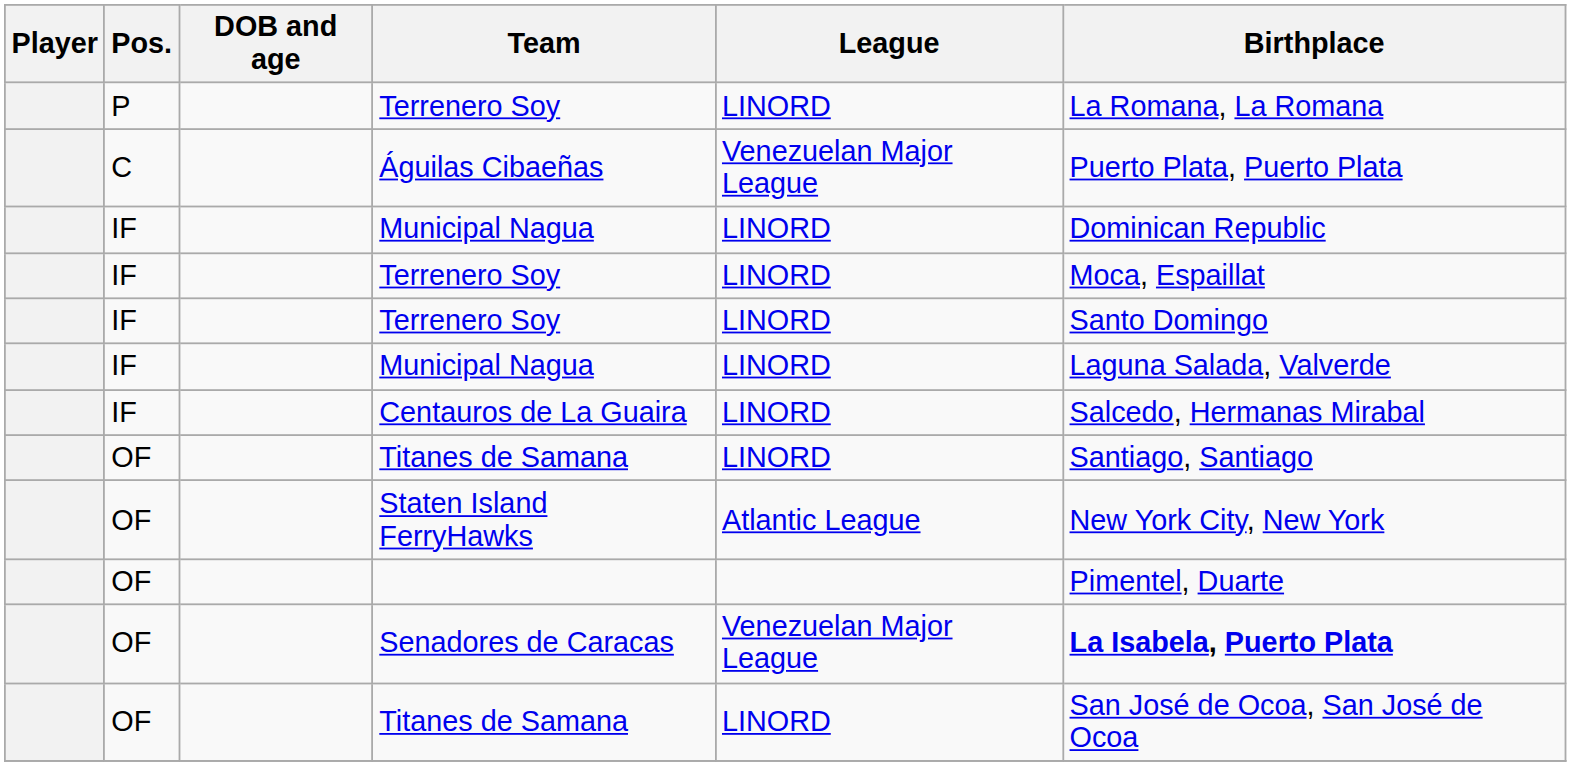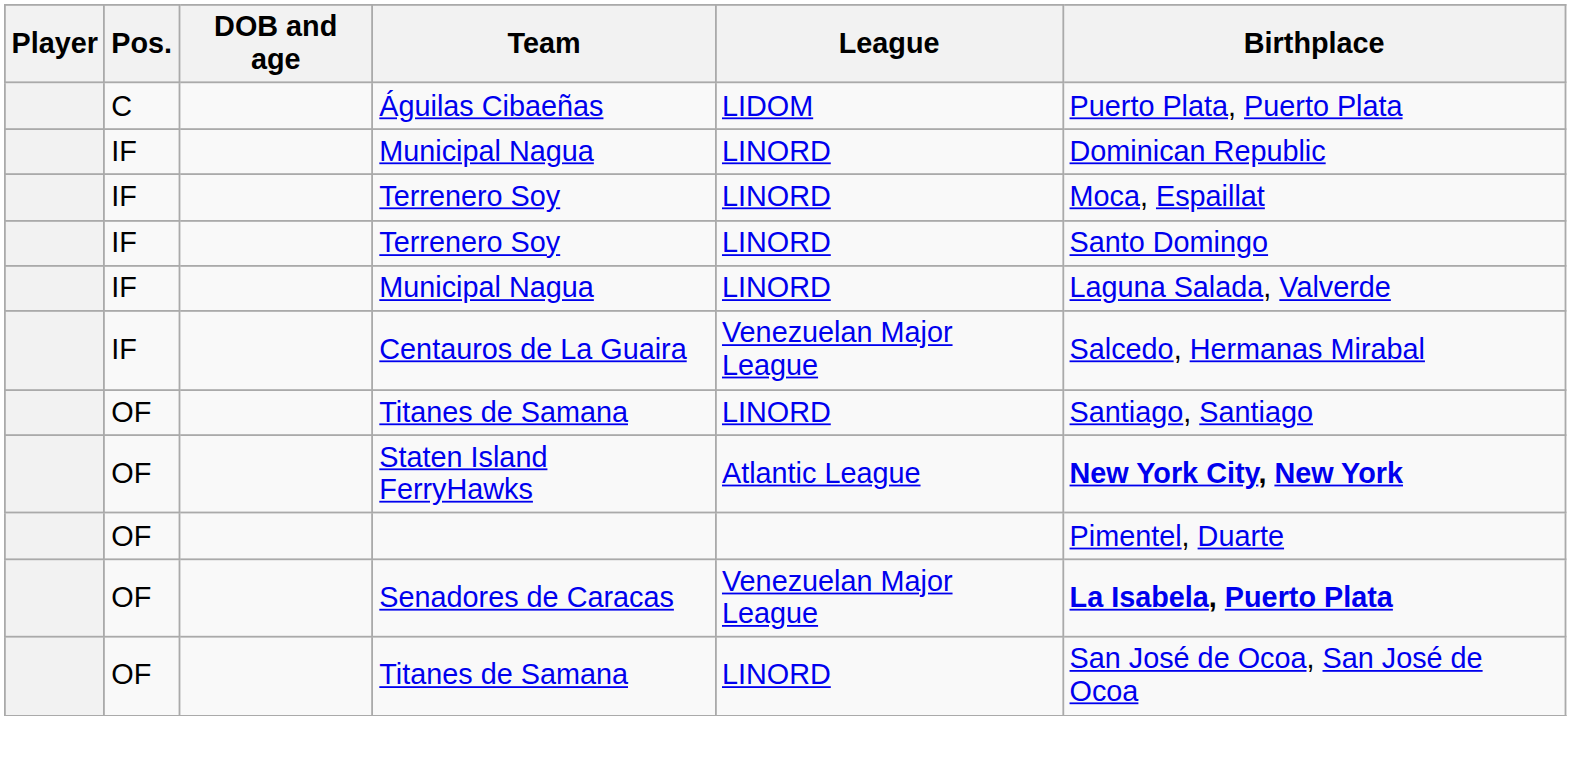- row: (121, 105)
(837, 167) Venezuelan Major League -> (768, 105) LIDOM
(776, 411) LINORD -> (837, 349) Venezuelan Major League
(1227, 519) normal -> (1236, 473) bold
